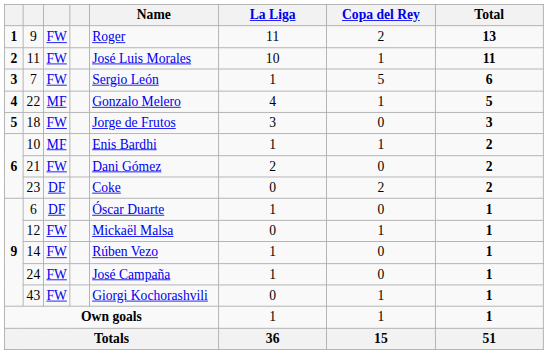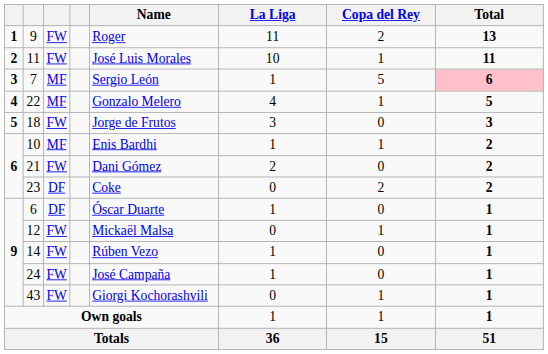(57, 79) FW -> (57, 79) MF
(489, 79) no background -> (489, 79) pink background
